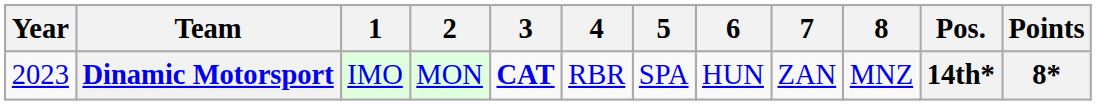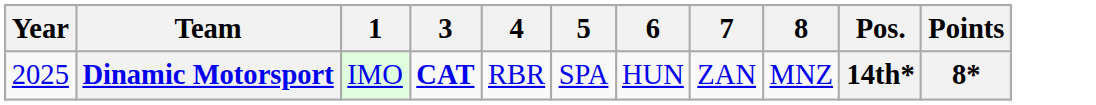- column: (450, 27)
(40, 74) 2023 -> (40, 74) 2025
